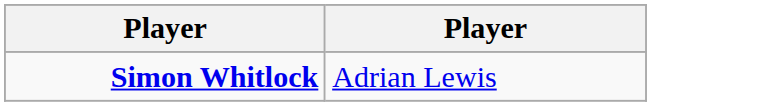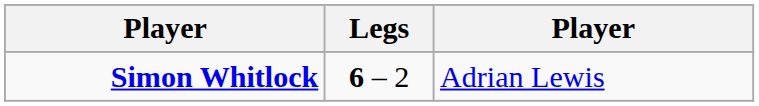+ column: (379, 28)
